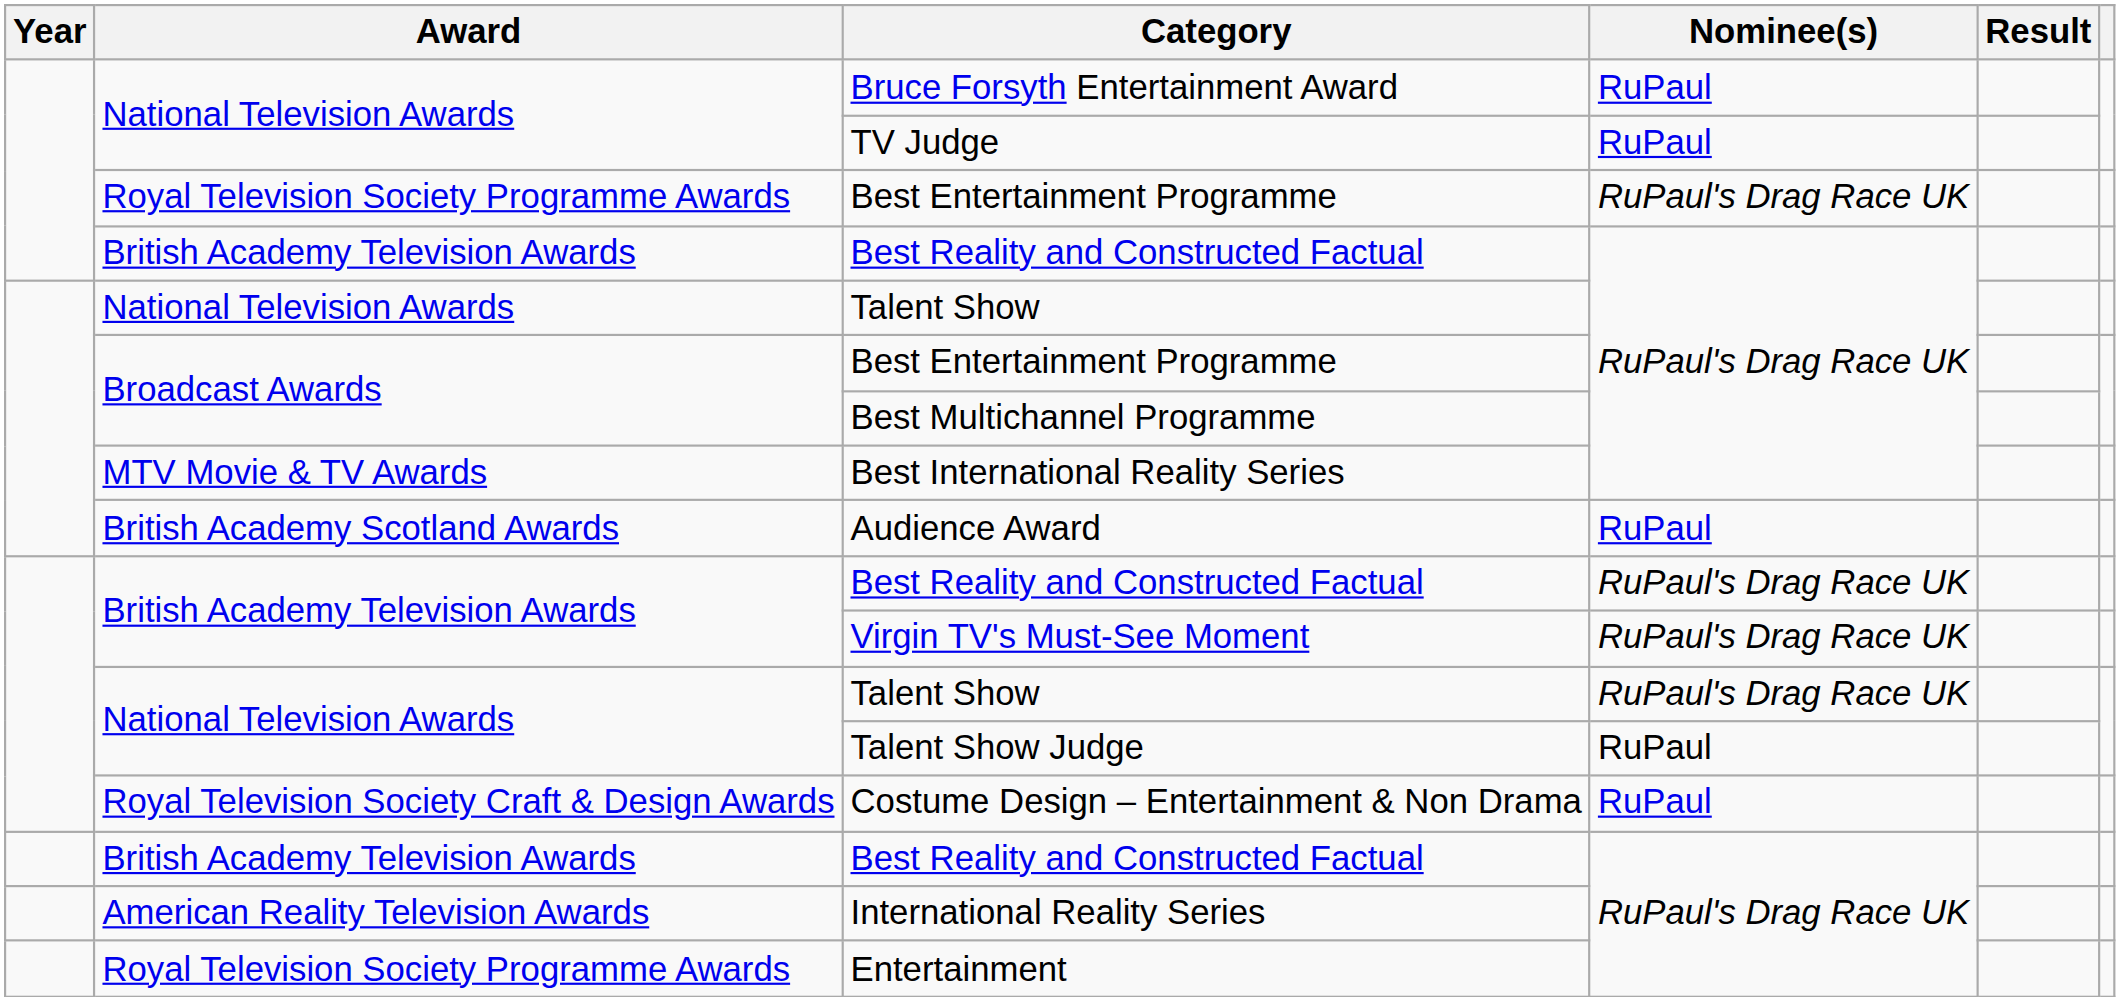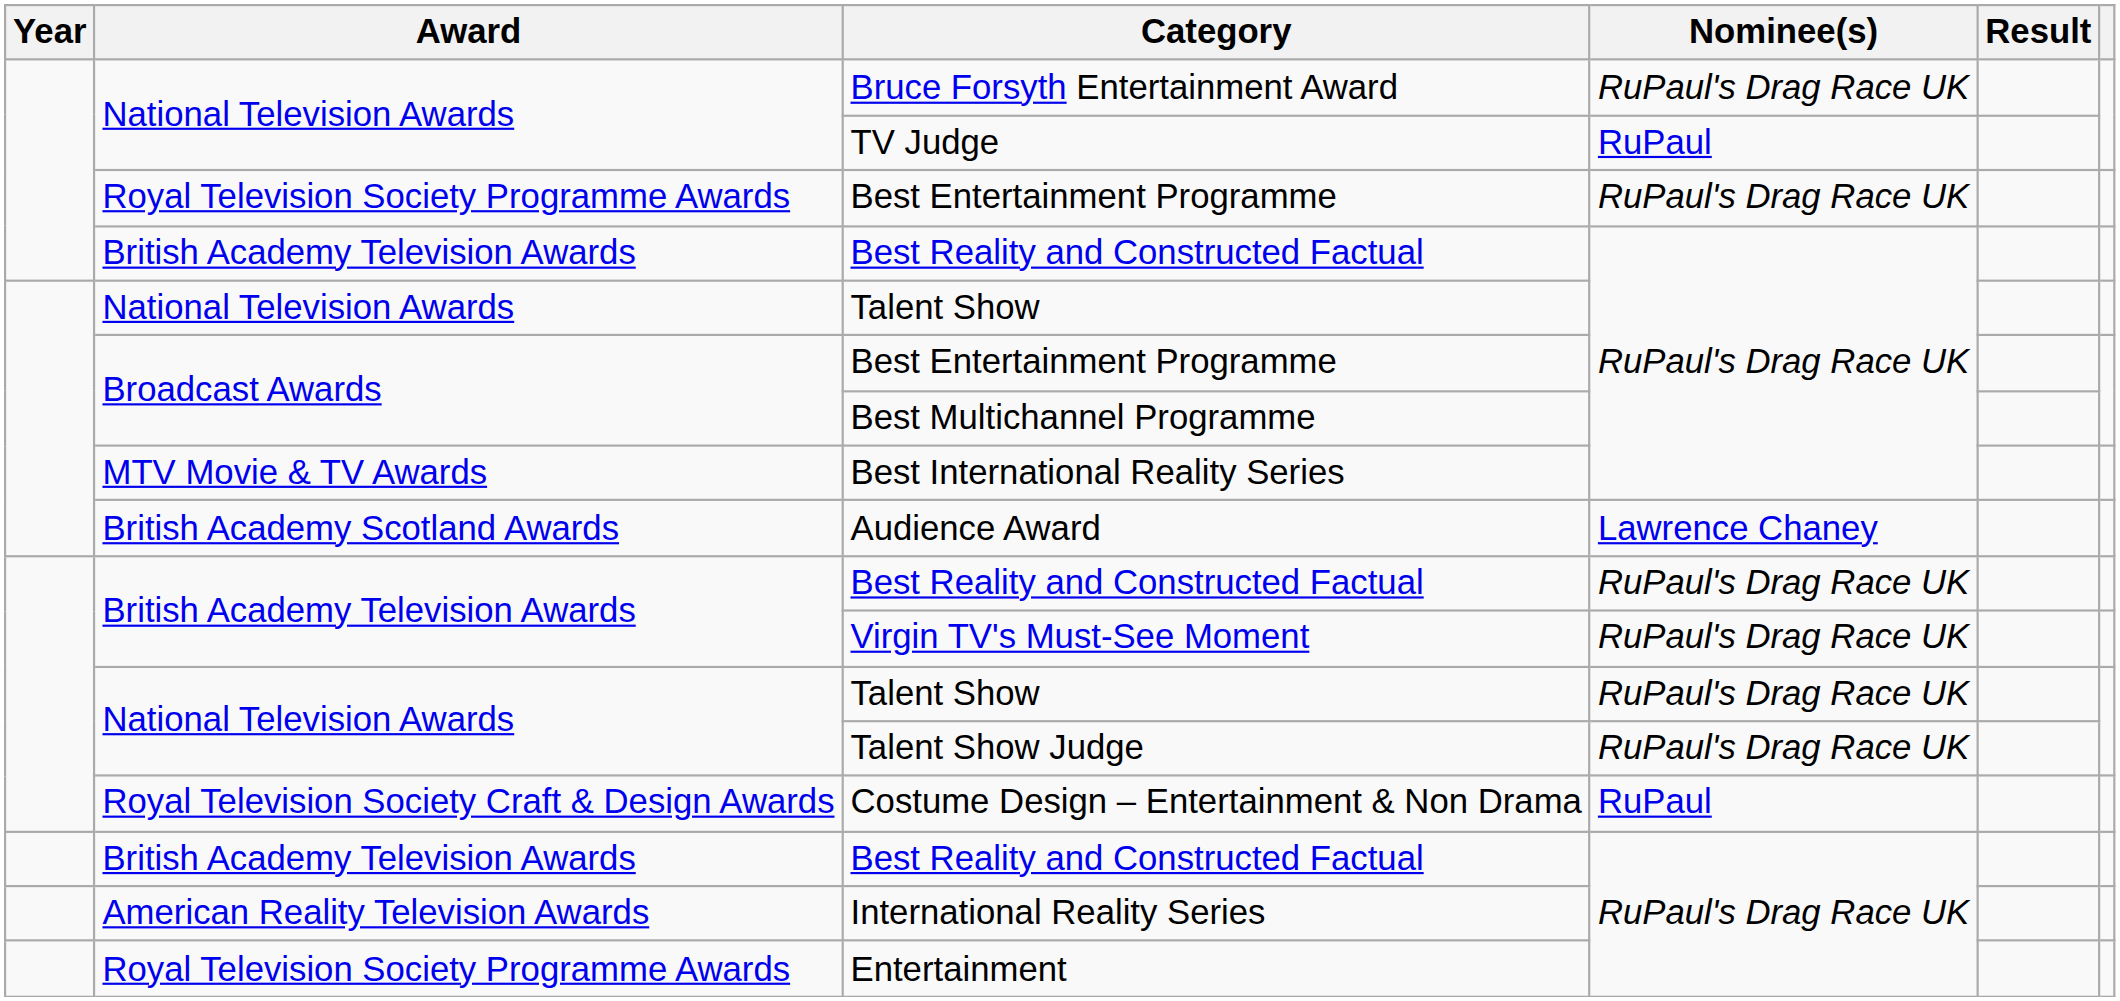(1655, 87) RuPaul -> (1784, 87) RuPaul's Drag Race UK
(1655, 527) RuPaul -> (1738, 527) Lawrence Chaney
(1655, 747) RuPaul -> (1784, 747) RuPaul's Drag Race UK
